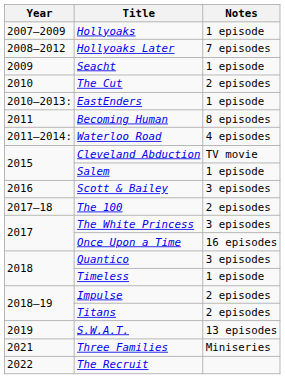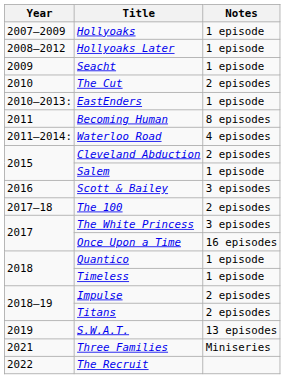(238, 48) 7 episodes -> (235, 48) 1 episode
(232, 154) TV movie -> (238, 154) 2 episodes
(238, 259) 3 episodes -> (235, 259) 1 episode
